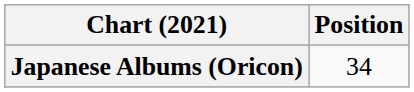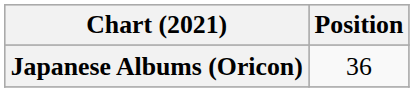(359, 65) 34 -> (359, 65) 36
